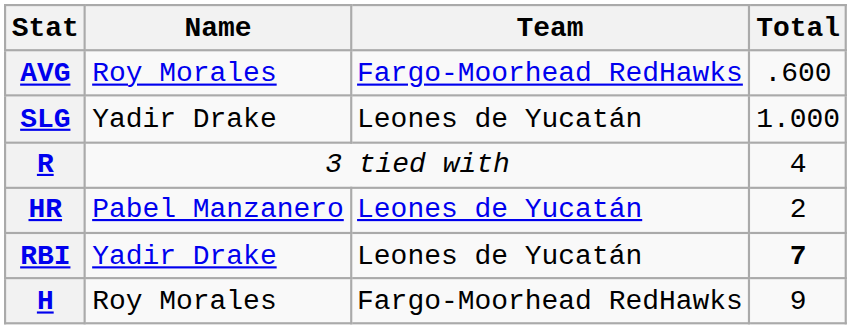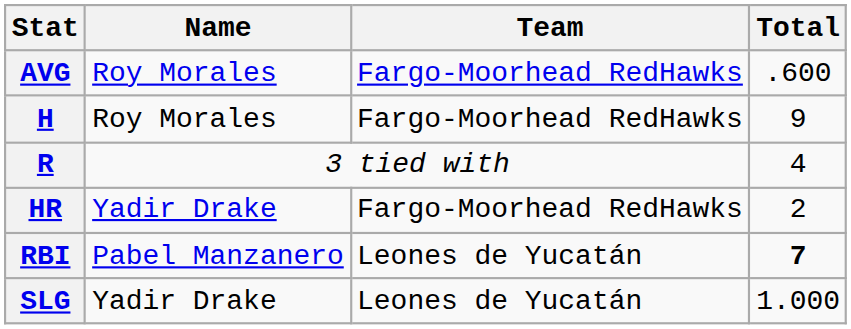rows swapped: (45, 301) <-> (45, 119)
(218, 210) Pabel Manzanero -> (184, 210) Yadir Drake
(500, 210) Leones de Yucatán -> (550, 210) Fargo-Moorhead RedHawks
(184, 256) Yadir Drake -> (218, 256) Pabel Manzanero
